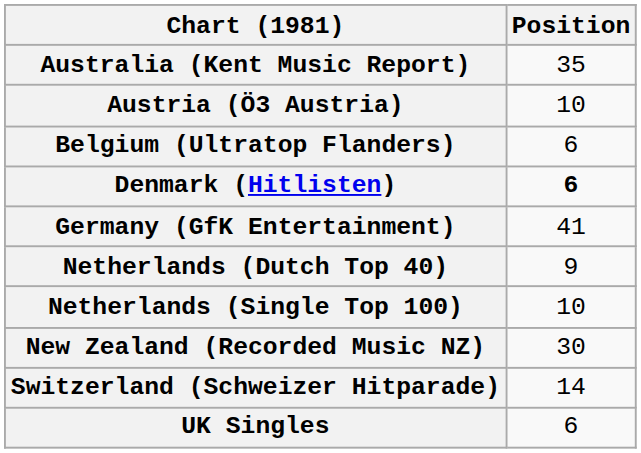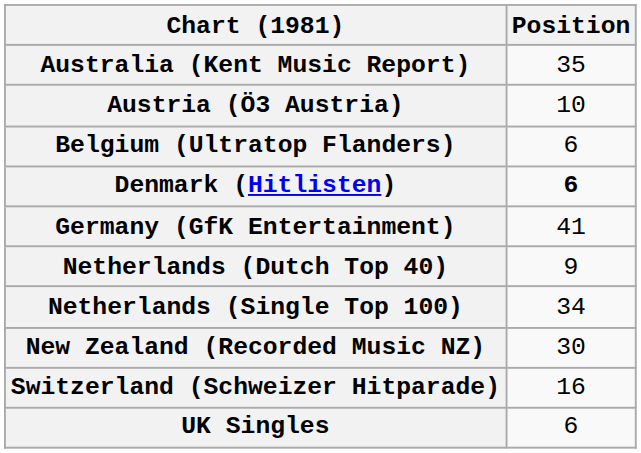(571, 307) 10 -> (571, 307) 34
(571, 387) 14 -> (571, 387) 16
